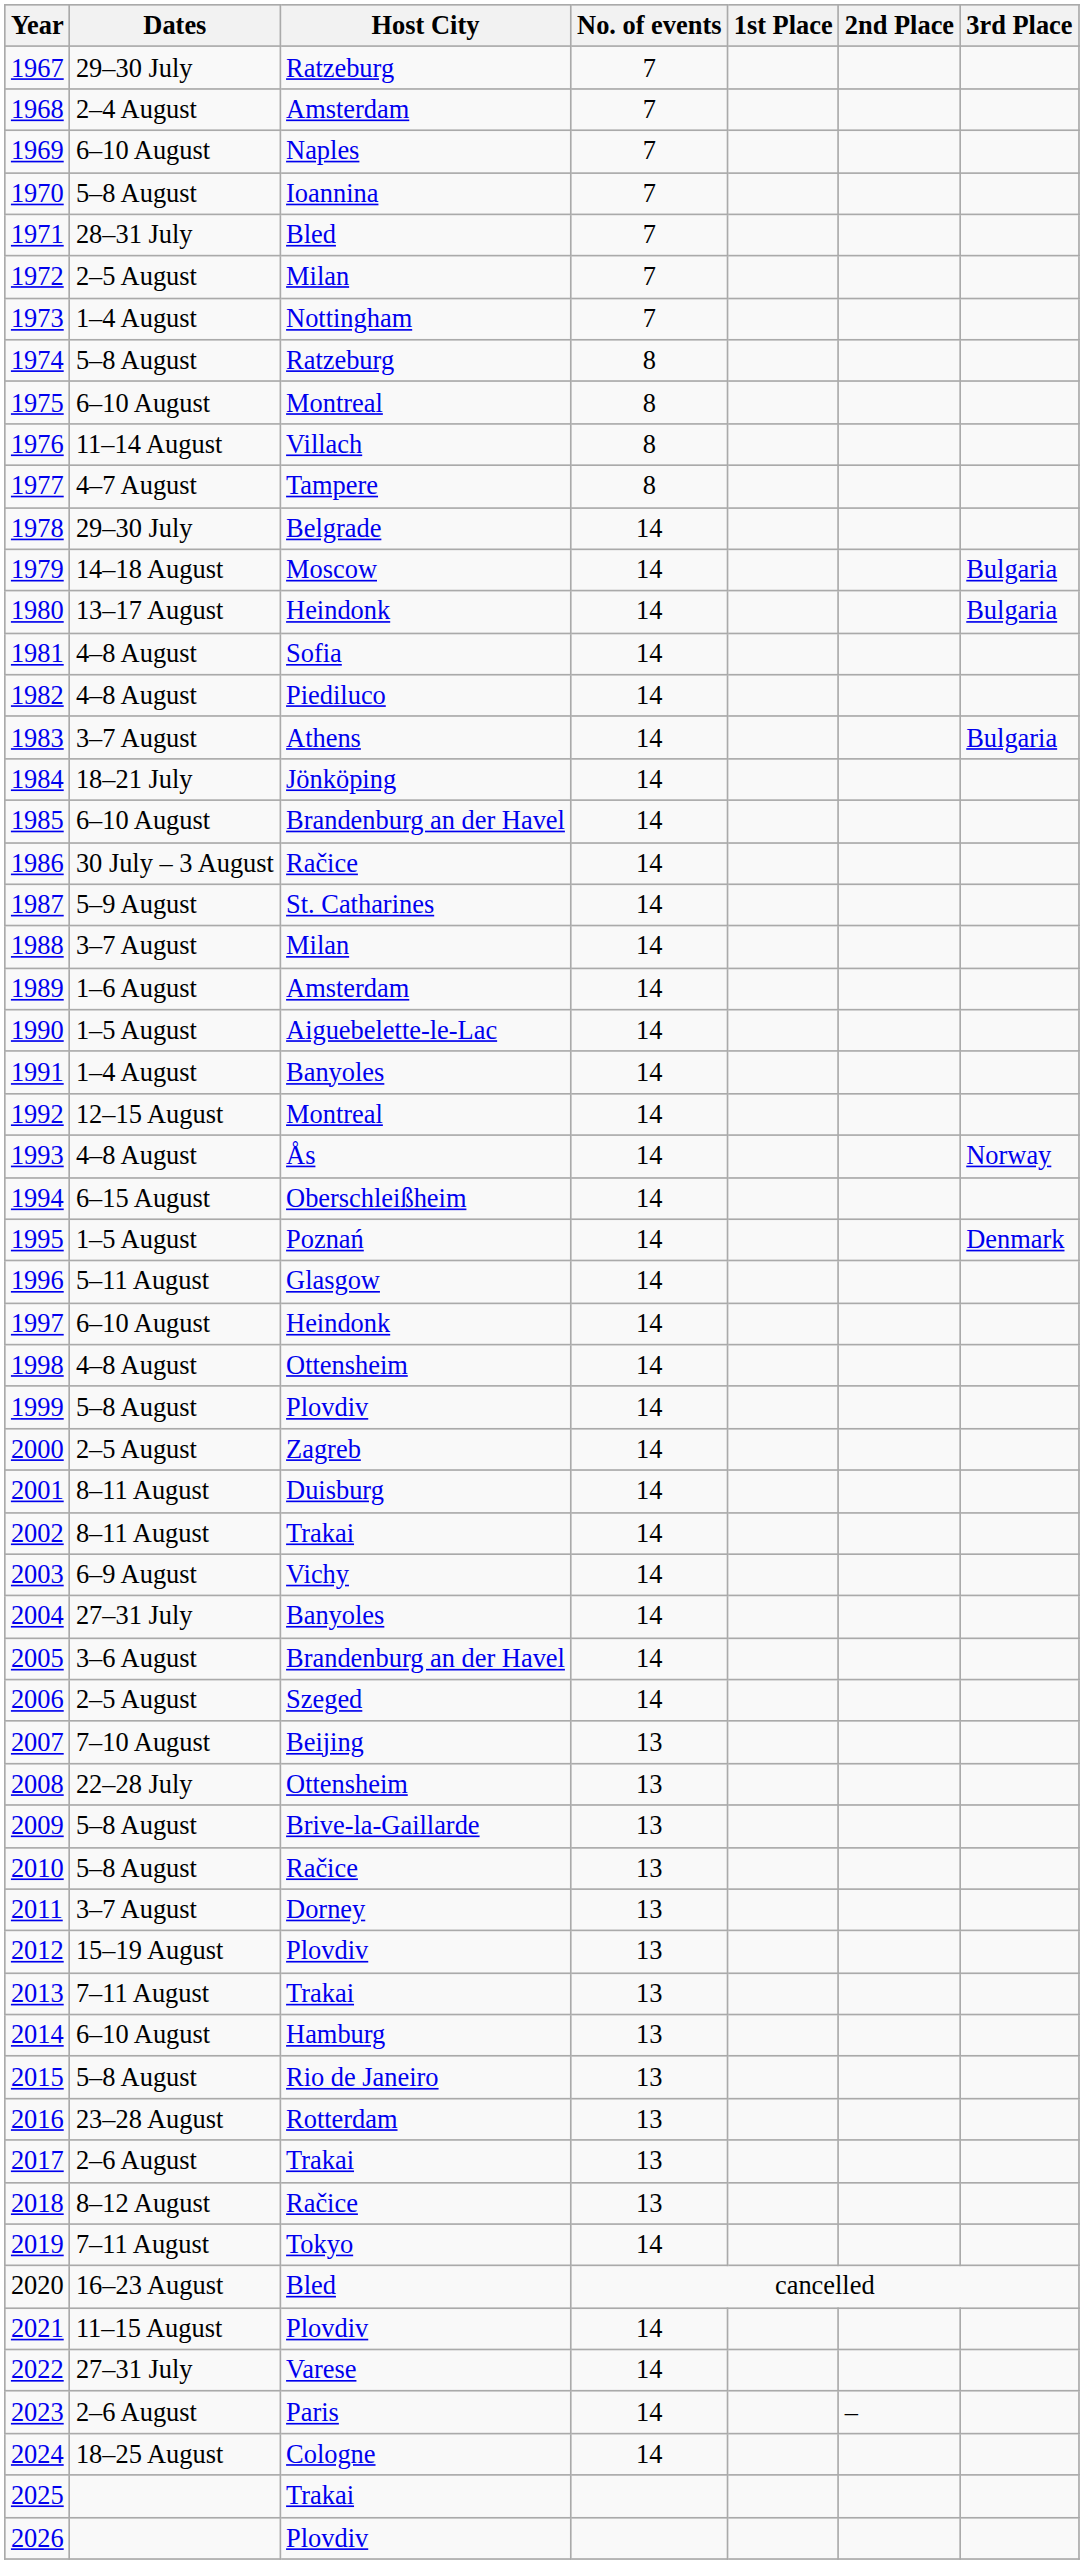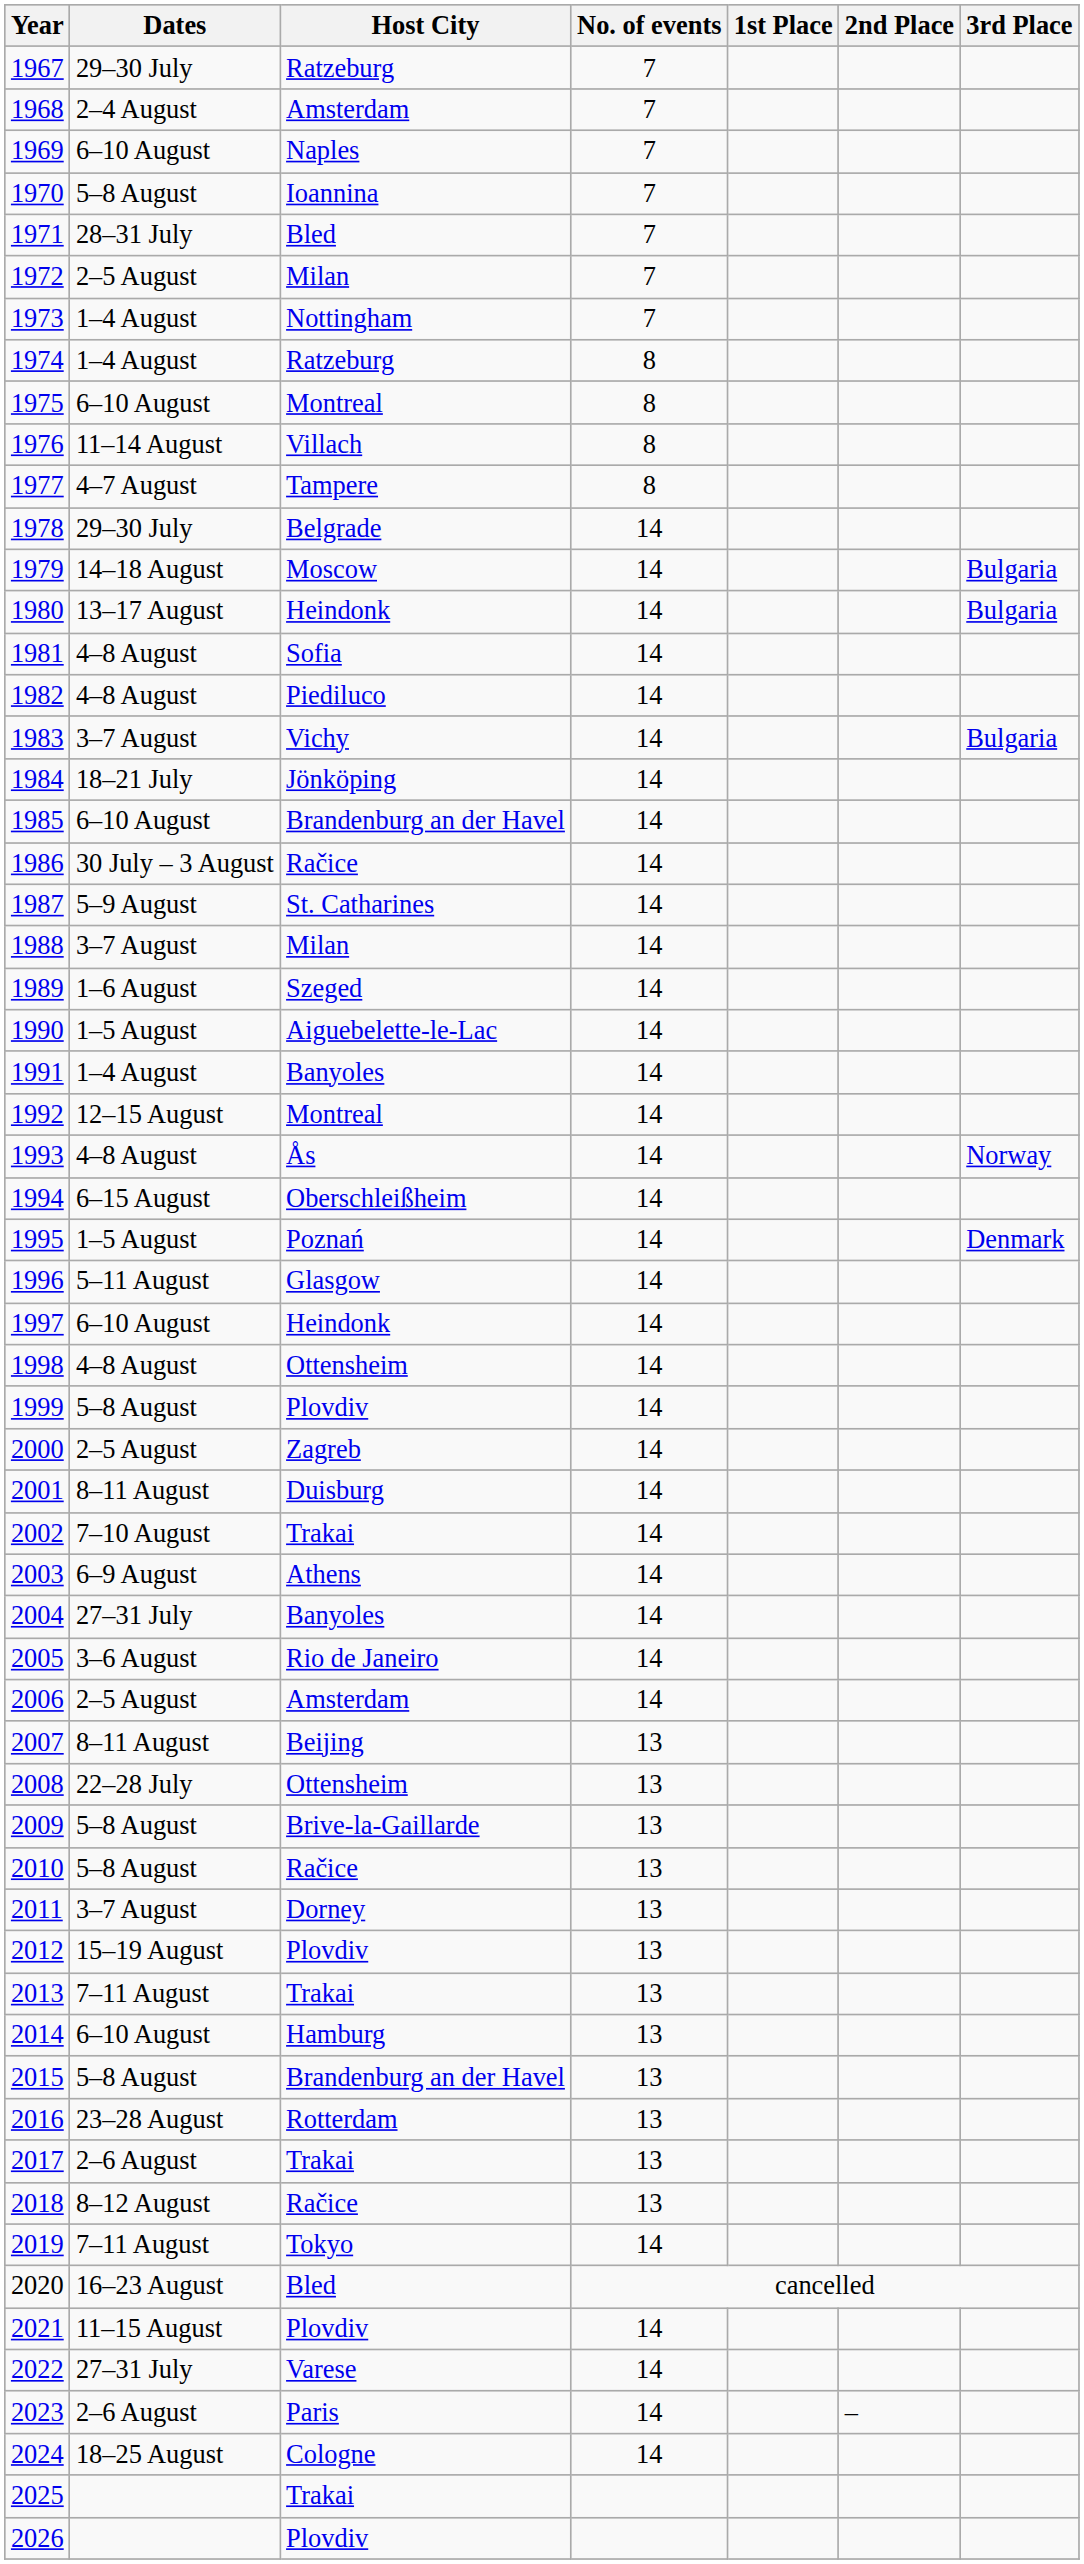(136, 360) 5–8 August -> (136, 360) 1–4 August
(323, 737) Athens -> (318, 737) Vichy
(348, 988) Amsterdam -> (324, 988) Szeged
(142, 1532) 8–11 August -> (143, 1532) 7–10 August
(318, 1574) Vichy -> (323, 1574) Athens
(425, 1658) Brandenburg an der Havel -> (362, 1658) Rio de Janeiro
(324, 1700) Szeged -> (348, 1700) Amsterdam
(143, 1742) 7–10 August -> (142, 1742) 8–11 August
(362, 2077) Rio de Janeiro -> (425, 2077) Brandenburg an der Havel
